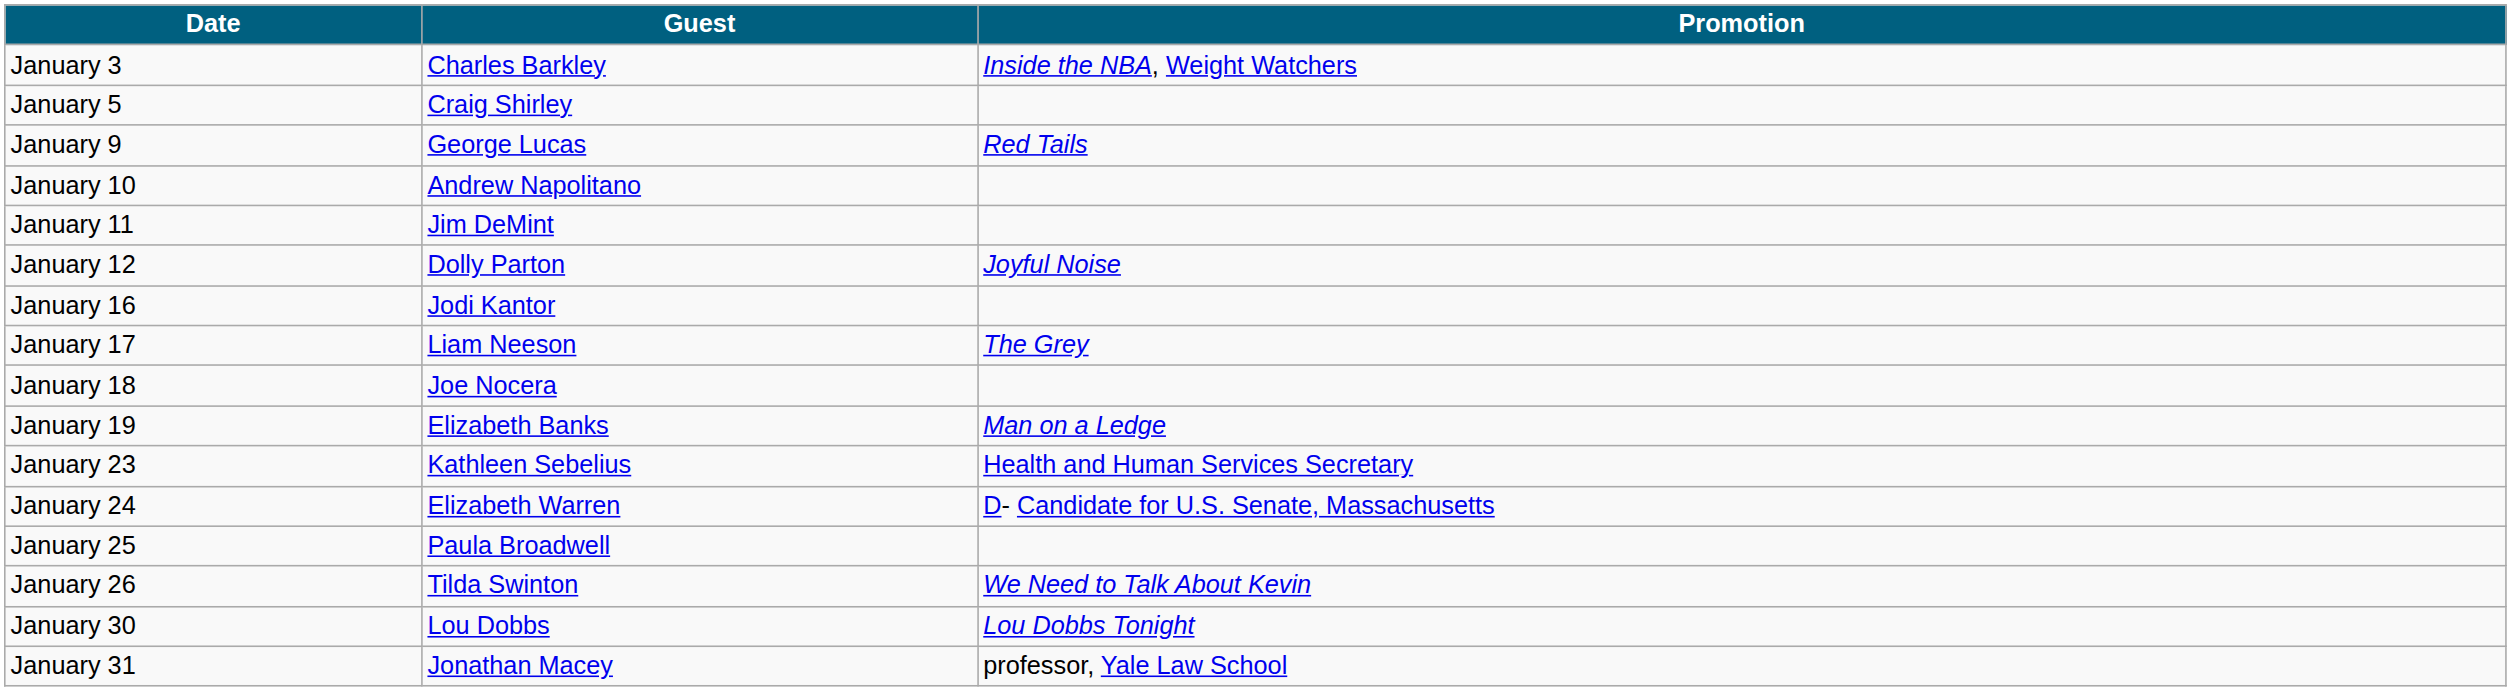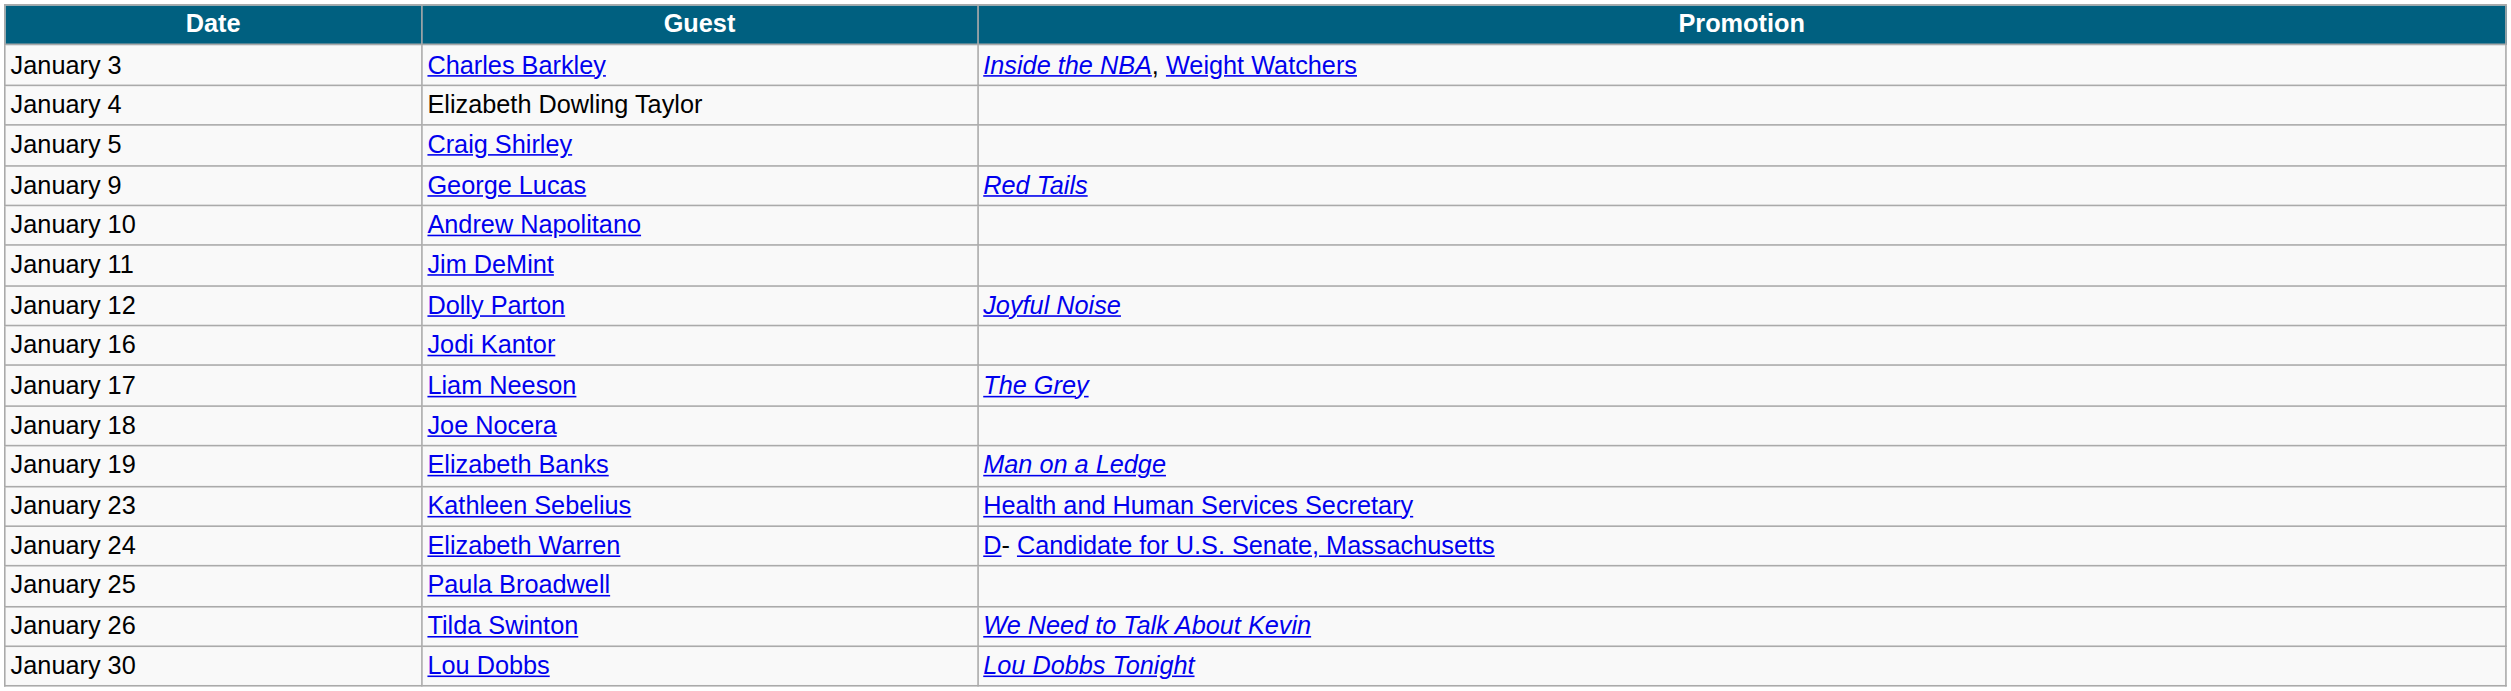+ row: (66, 104)
- row: (73, 666)
